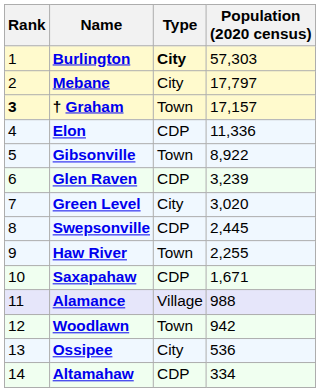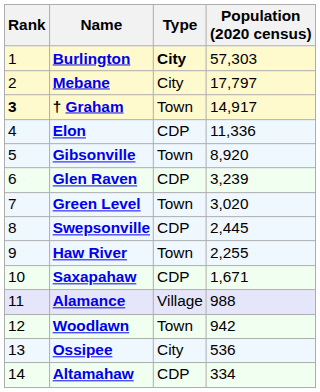(233, 107) 17,157 -> (233, 107) 14,917
(229, 155) 8,922 -> (229, 155) 8,920
(170, 204) City -> (175, 204) Town
